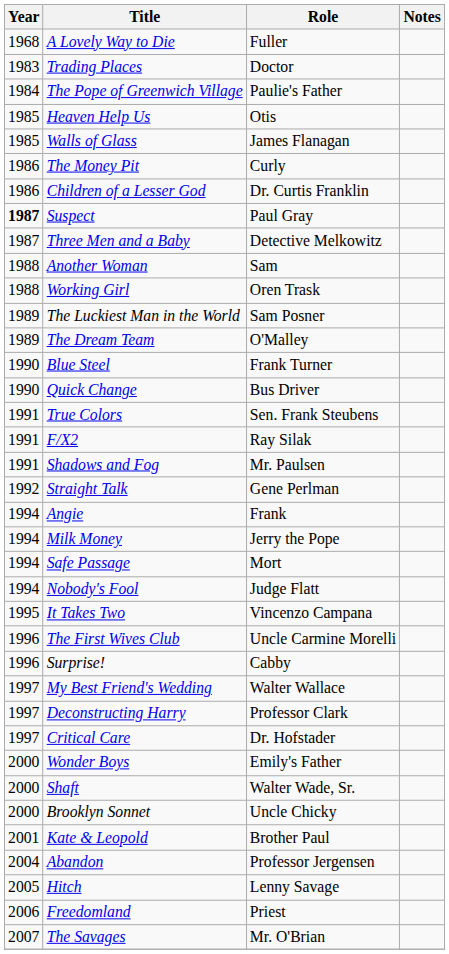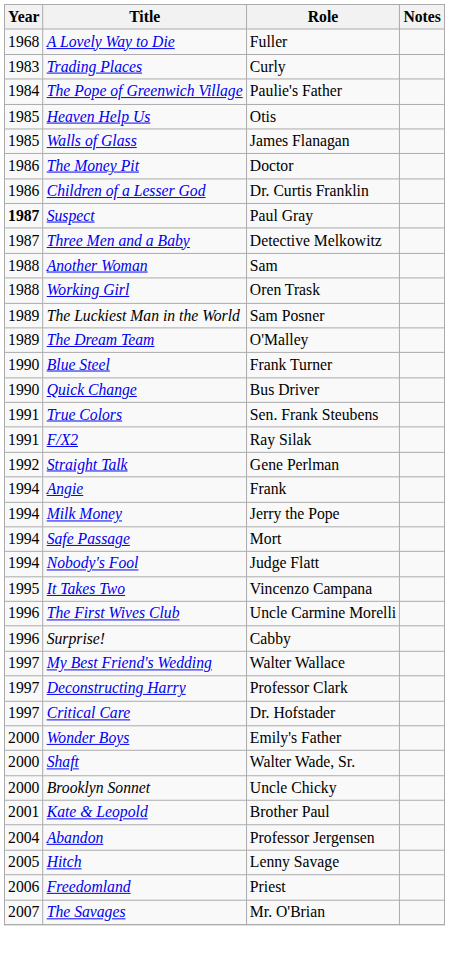(272, 66) Doctor -> (268, 66) Curly
(268, 166) Curly -> (272, 166) Doctor
- row: (103, 464)
